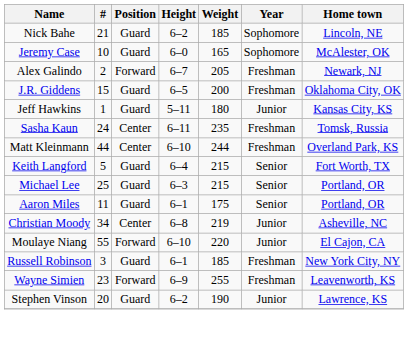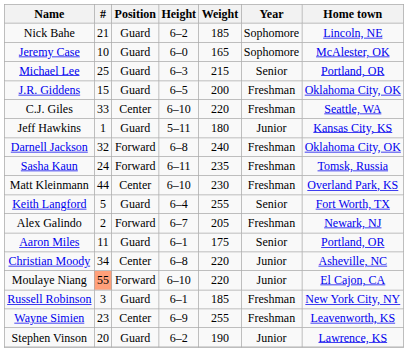rows swapped: (49, 71) <-> (49, 185)
+ row: (49, 109)
+ row: (49, 147)
(135, 128) Center -> (135, 166) Forward
(220, 147) 244 -> (220, 185) 230
(220, 166) 215 -> (220, 204) 255
(220, 223) 219 -> (220, 261) 220
(103, 242) no background -> (103, 280) lightsalmon background
(135, 280) Forward -> (135, 318) Center
